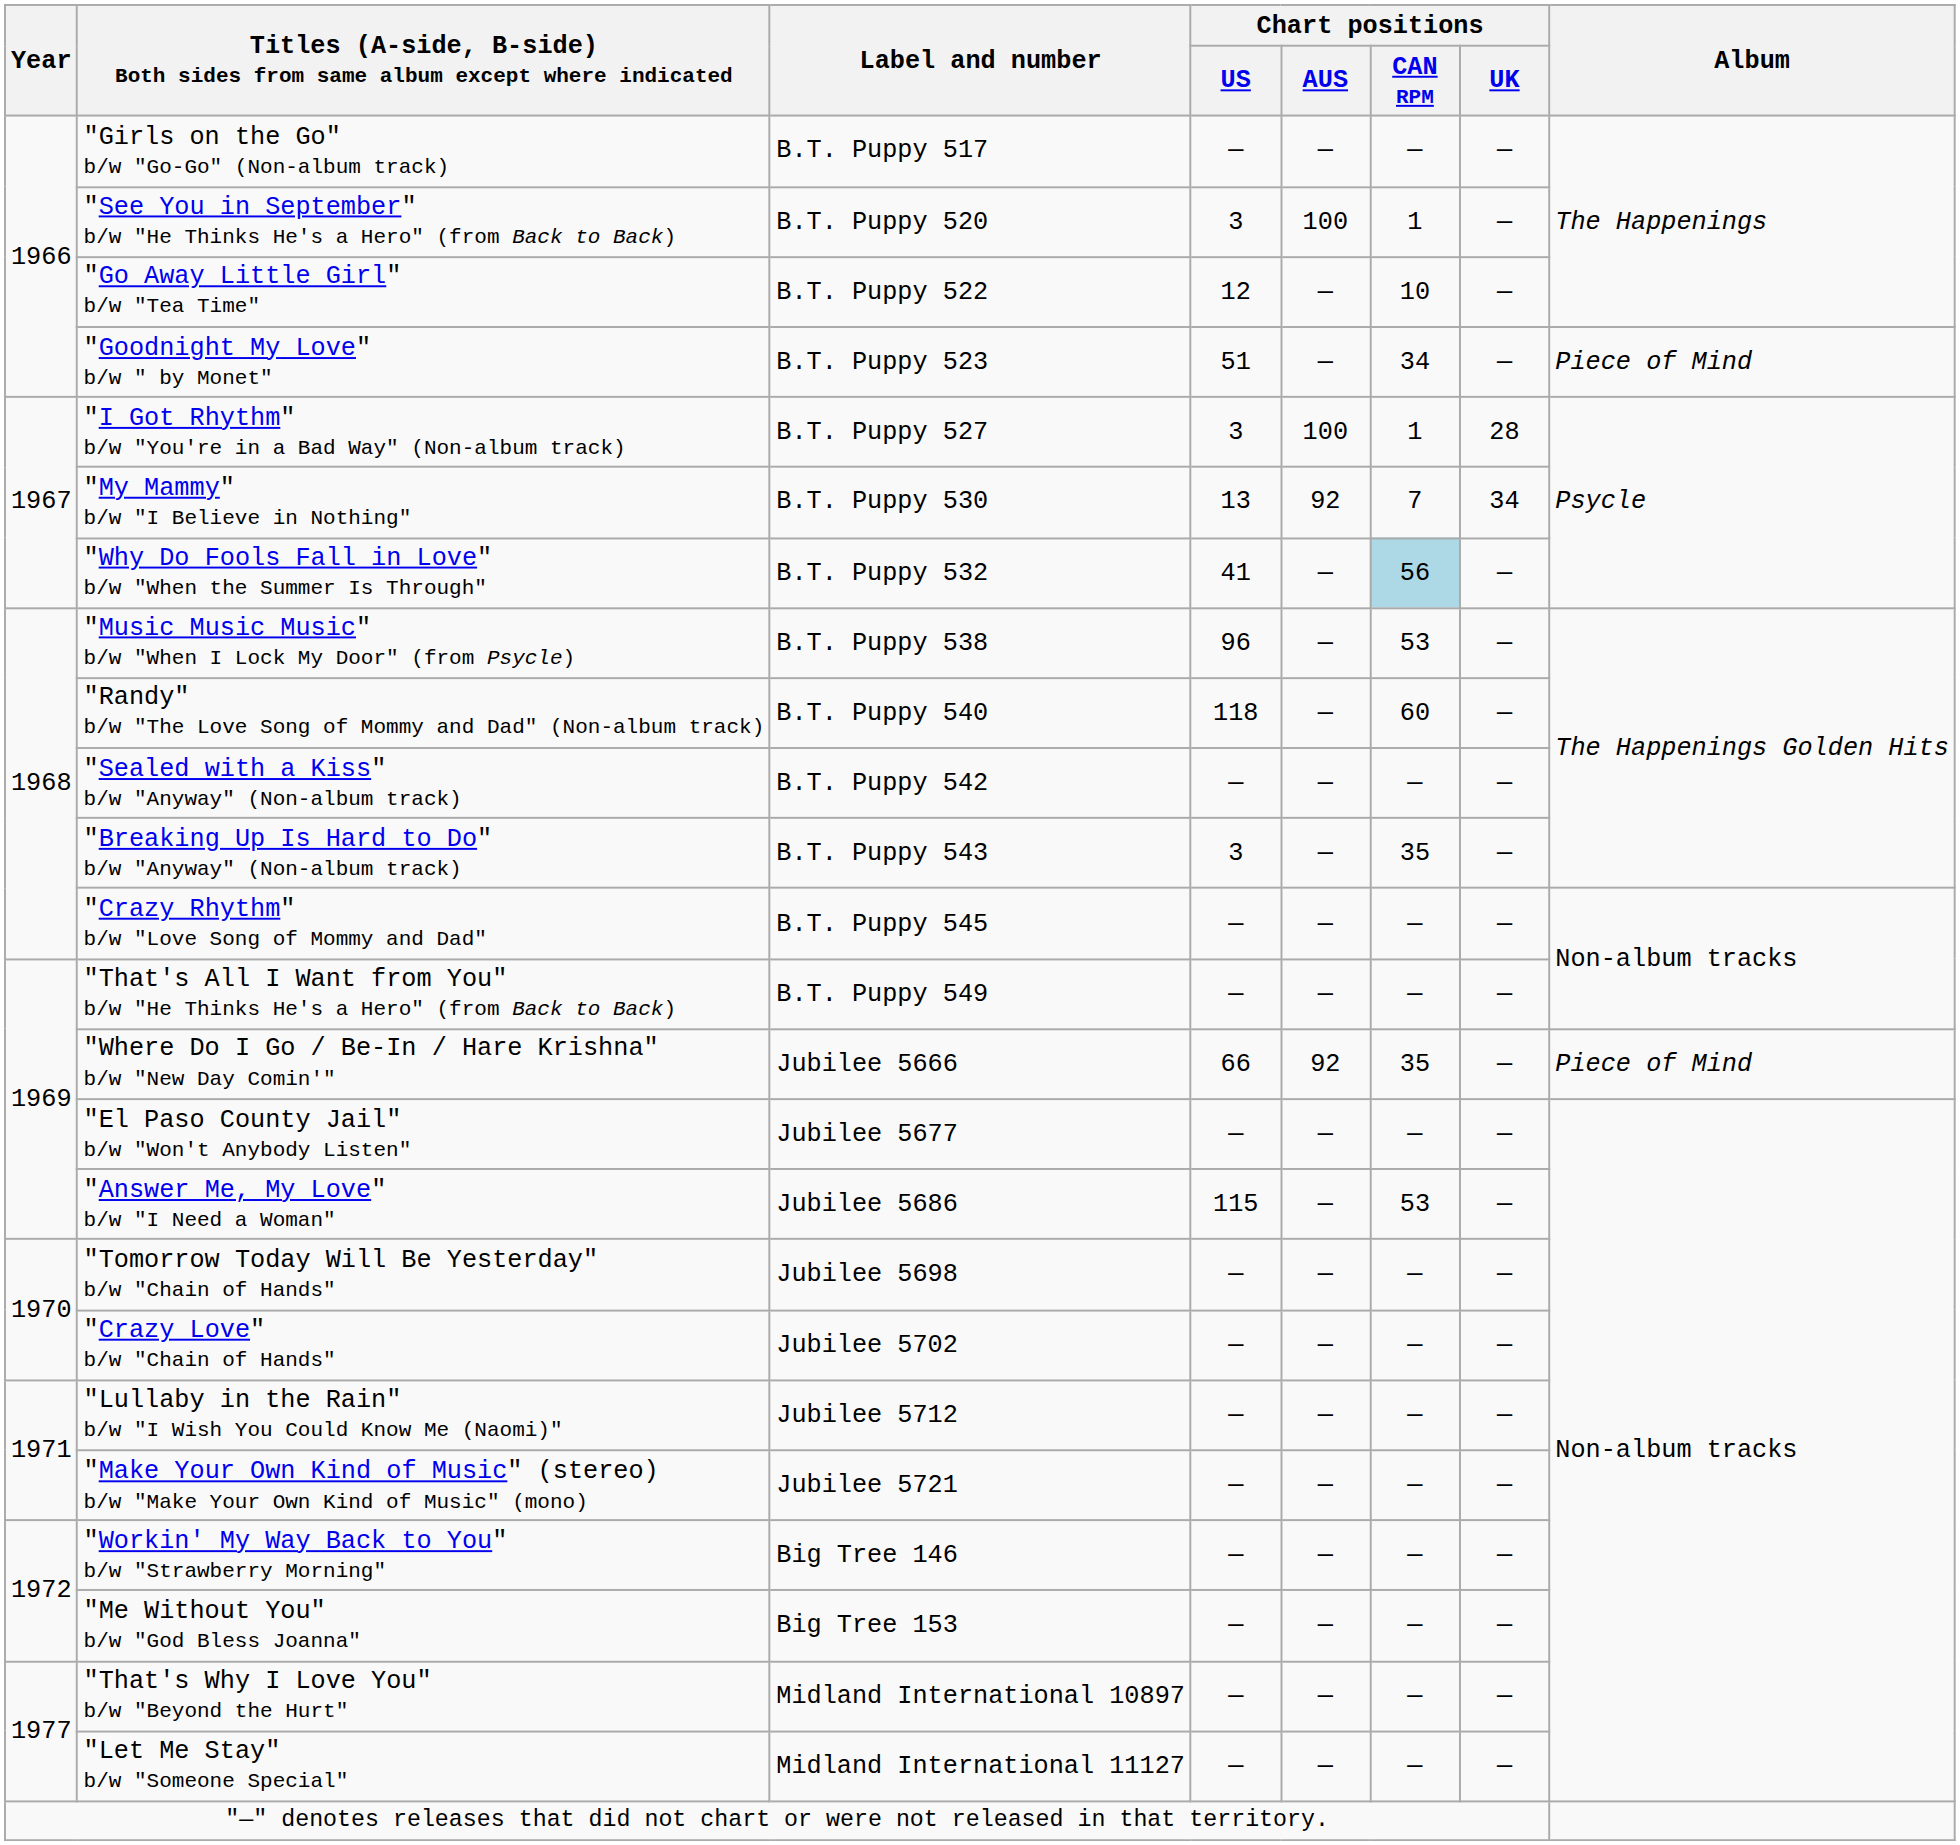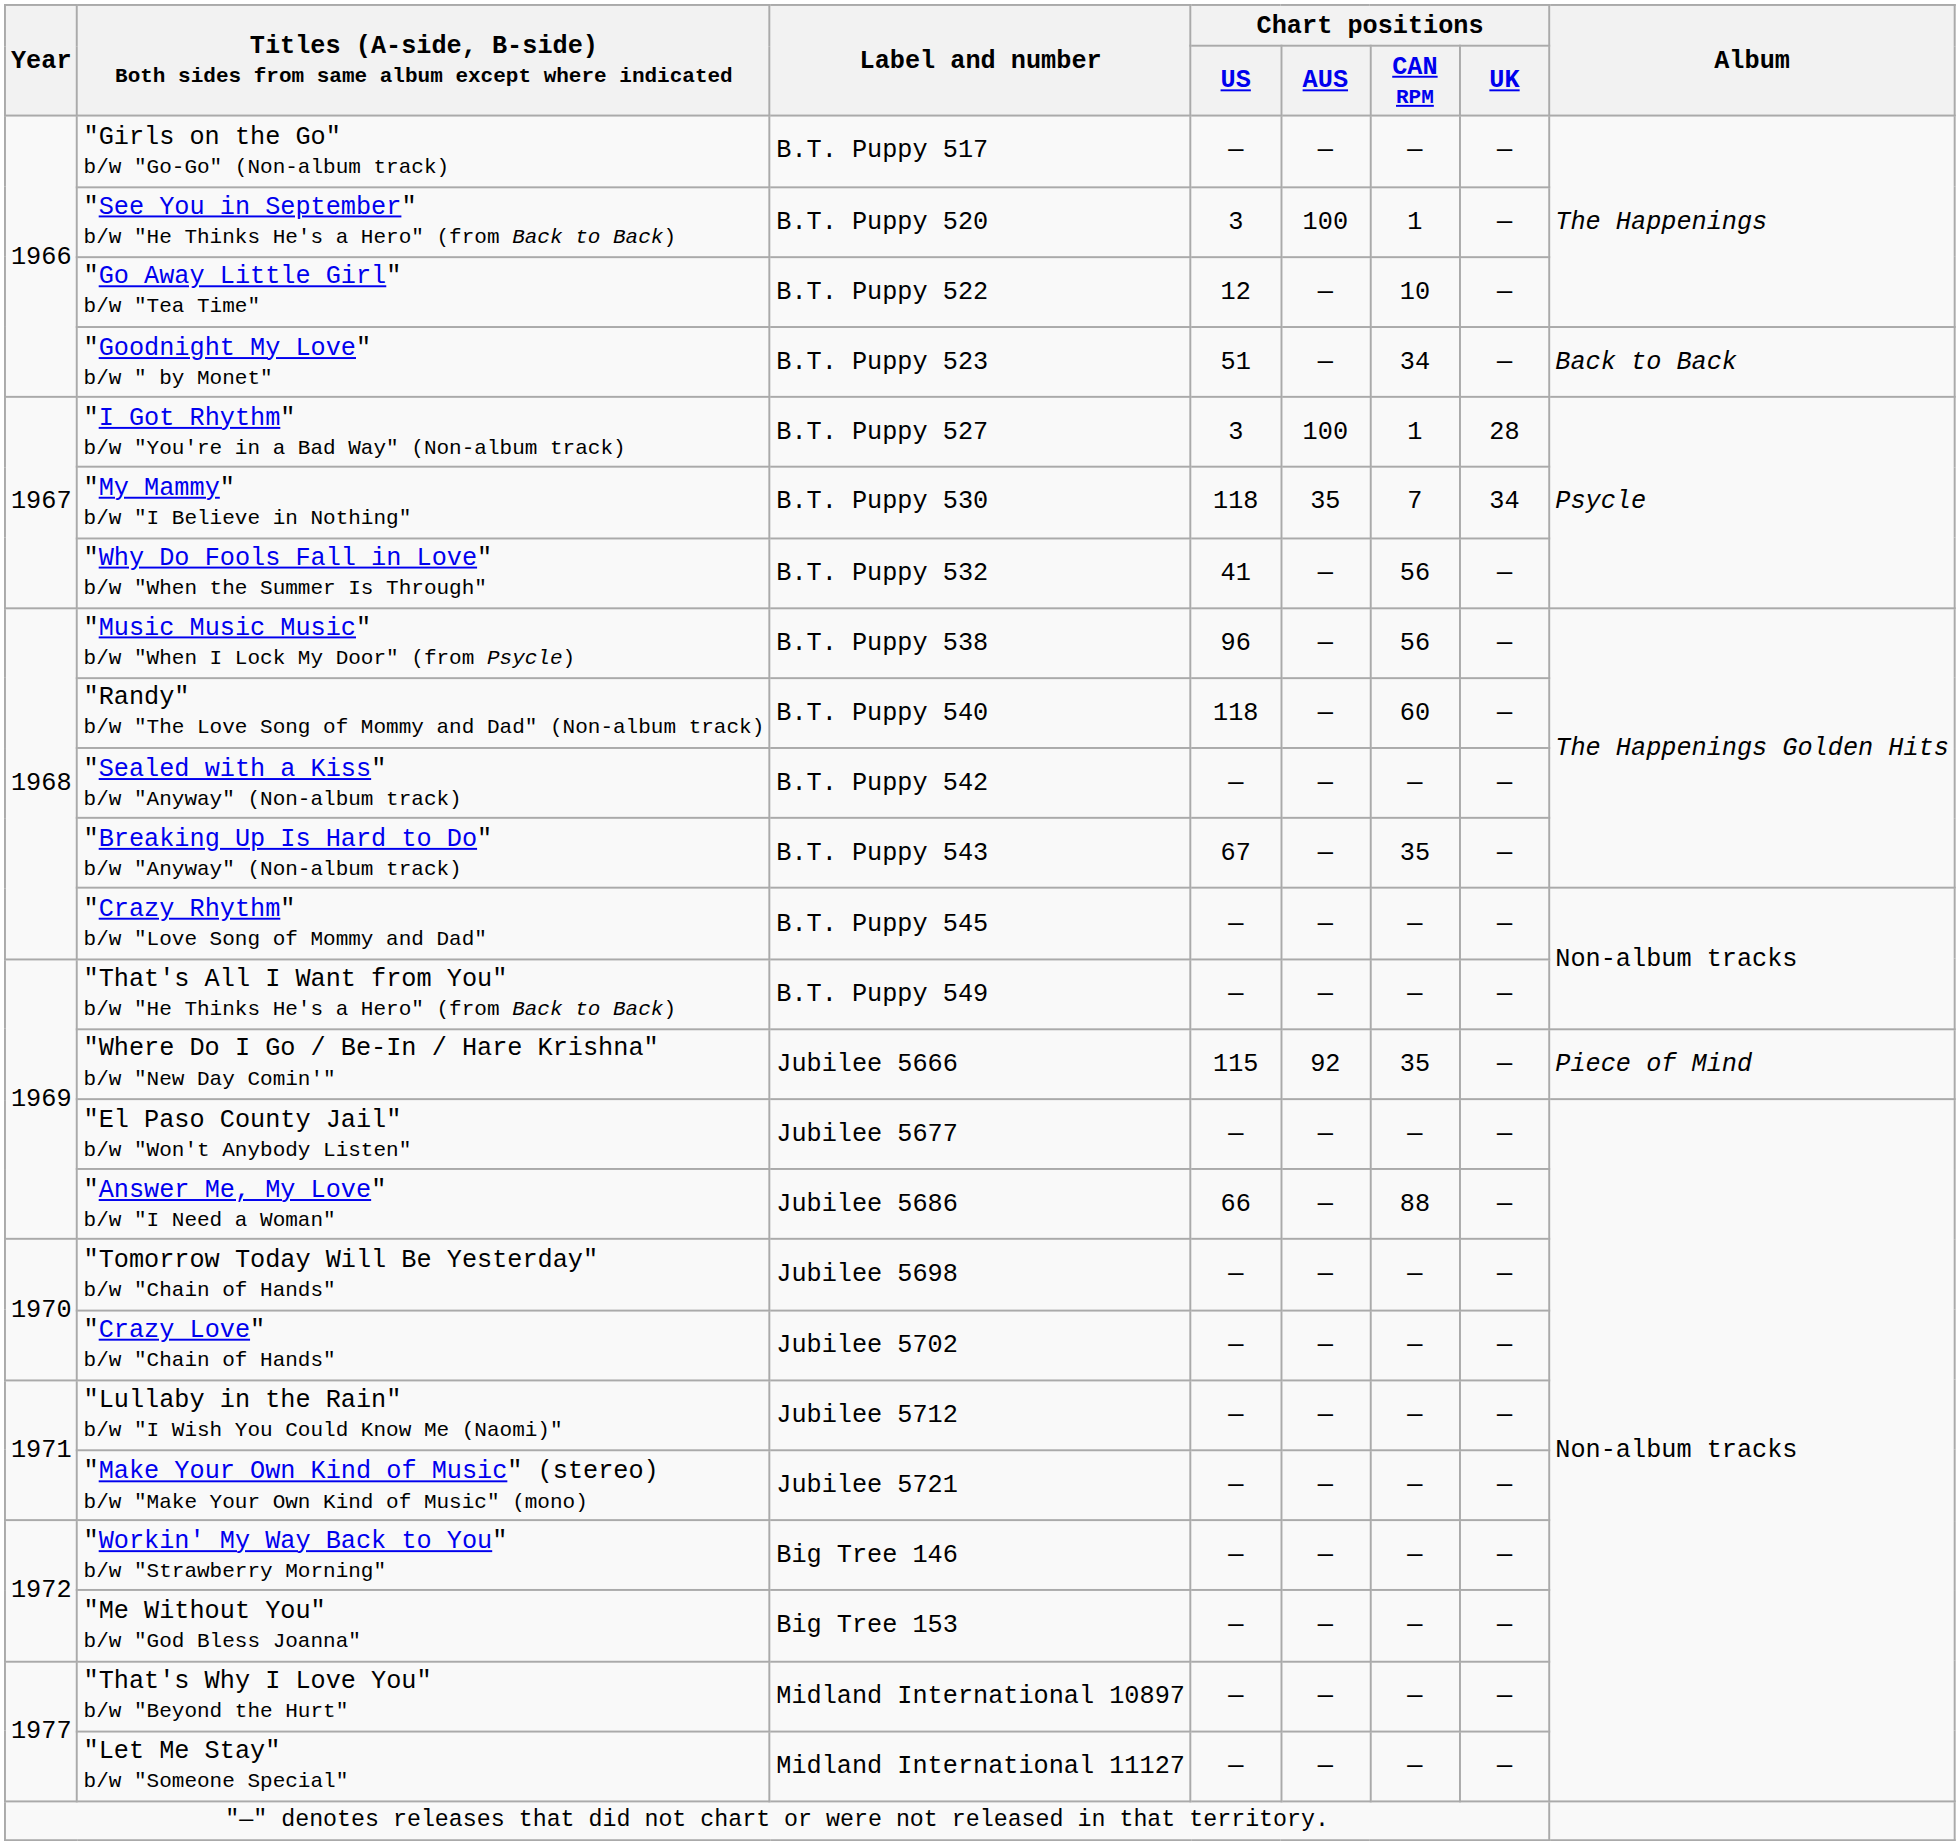(1654, 362) Piece of Mind -> (1646, 362) Back to Back
(1236, 502) 13 -> (1236, 502) 118
(1325, 502) 92 -> (1325, 502) 35
(1415, 573) lightblue background -> (1415, 573) no background
(1415, 643) 53 -> (1415, 643) 56
(1236, 853) 3 -> (1236, 853) 67
(1236, 1064) 66 -> (1236, 1064) 115
(1236, 1204) 115 -> (1236, 1204) 66
(1415, 1204) 53 -> (1415, 1204) 88
